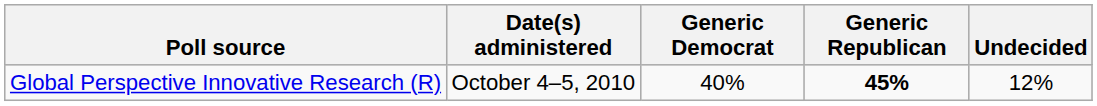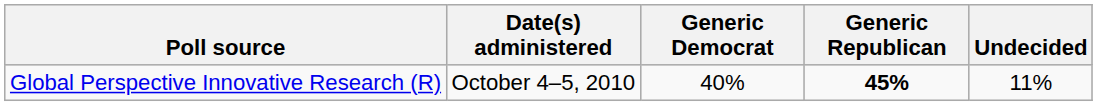(1031, 82) 12% -> (1031, 82) 11%
